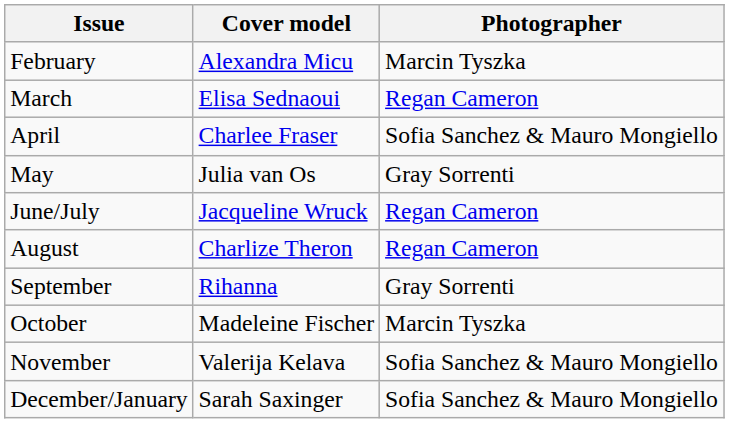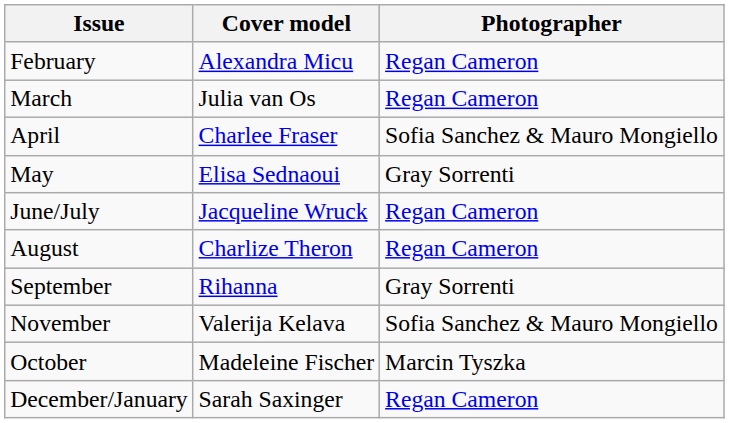(455, 60) Marcin Tyszka -> (462, 60) Regan Cameron
(269, 98) Elisa Sednaoui -> (257, 98) Julia van Os
(257, 173) Julia van Os -> (269, 173) Elisa Sednaoui
rows swapped: (48, 323) <-> (60, 361)
(551, 398) Sofia Sanchez & Mauro Mongiello -> (462, 398) Regan Cameron
